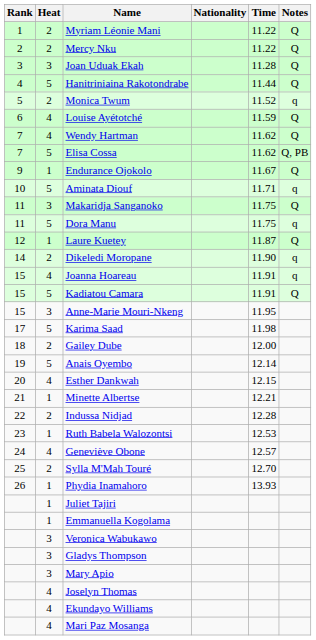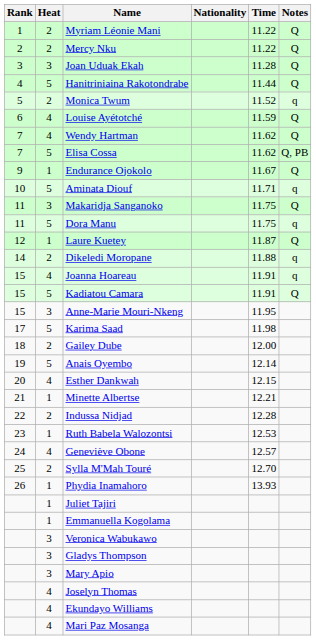(264, 258) 11.90 -> (264, 258) 11.88
